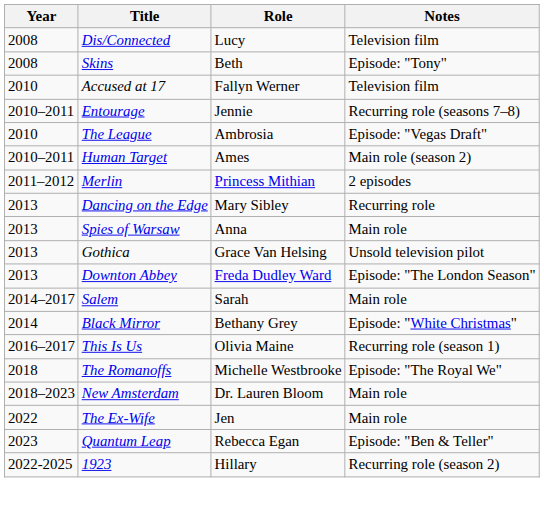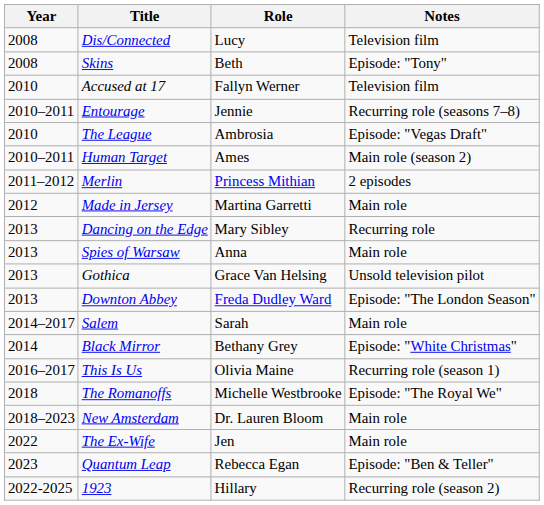+ row: (127, 205)
